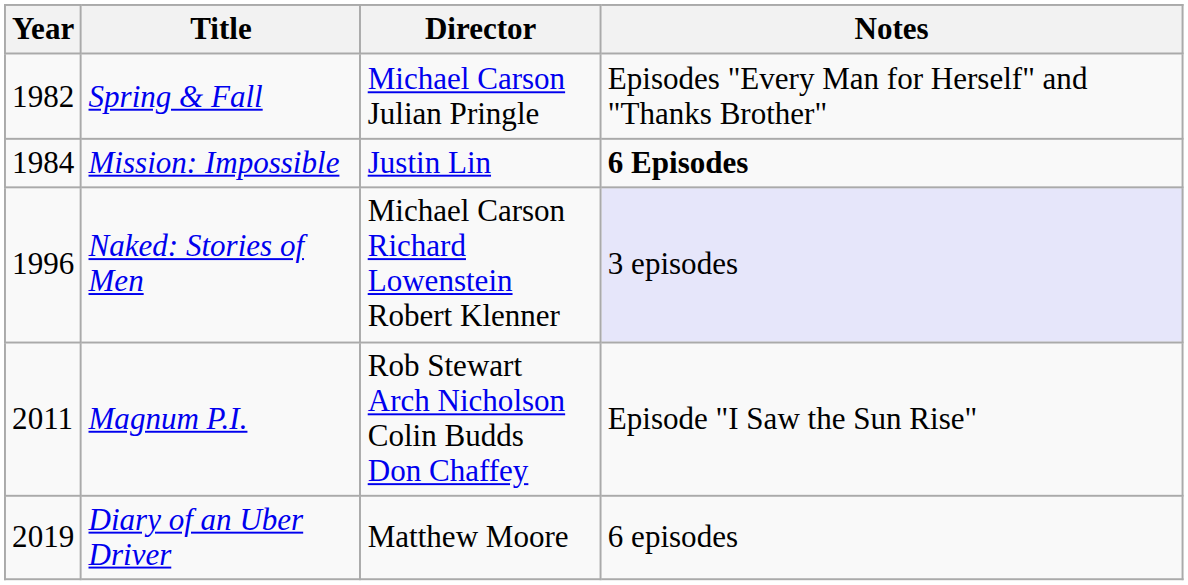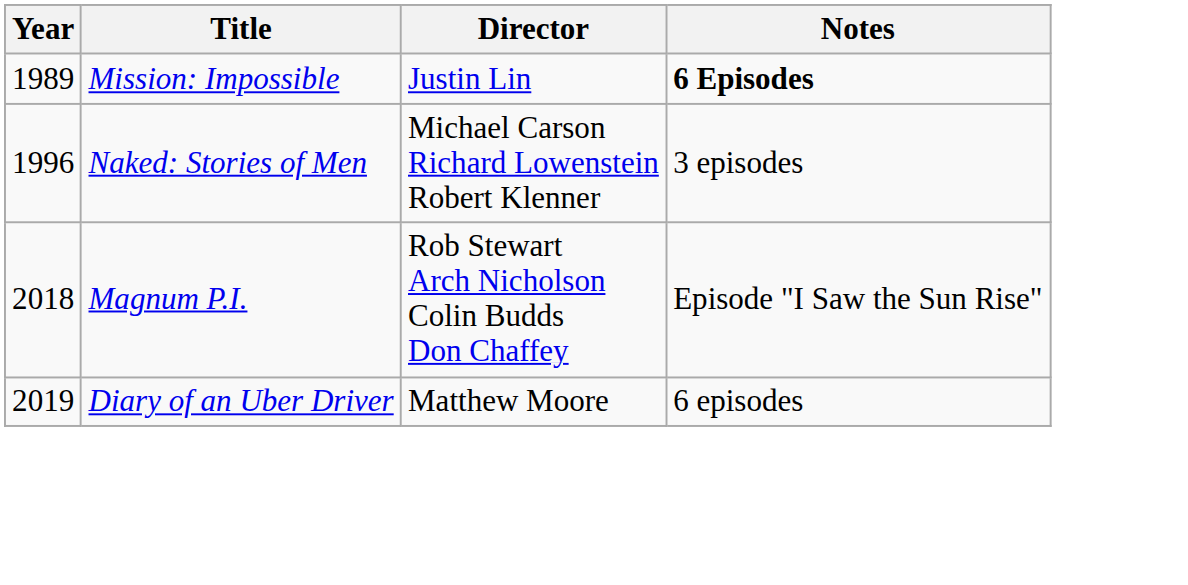- row: (176, 95)
(43, 162) 1984 -> (43, 78) 1989
(673, 264) lavender background -> (738, 162) no background
(43, 418) 2011 -> (43, 299) 2018
